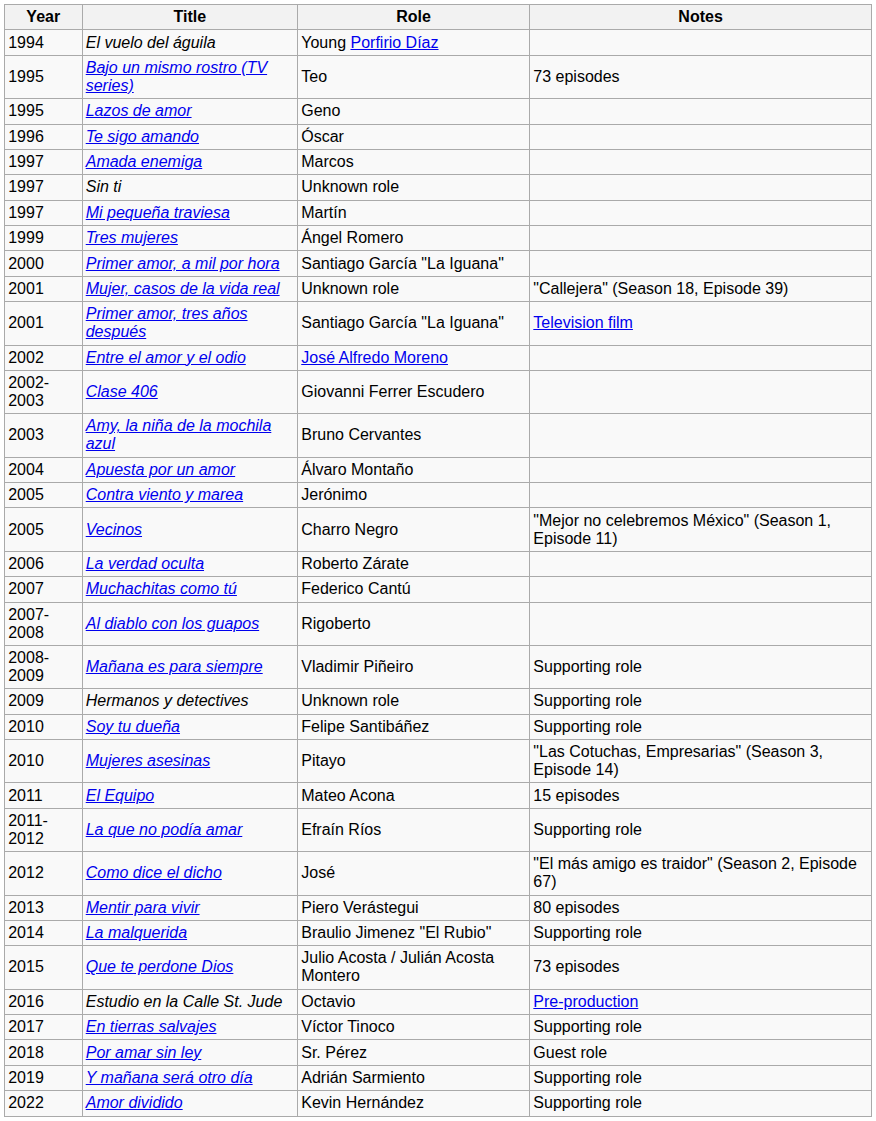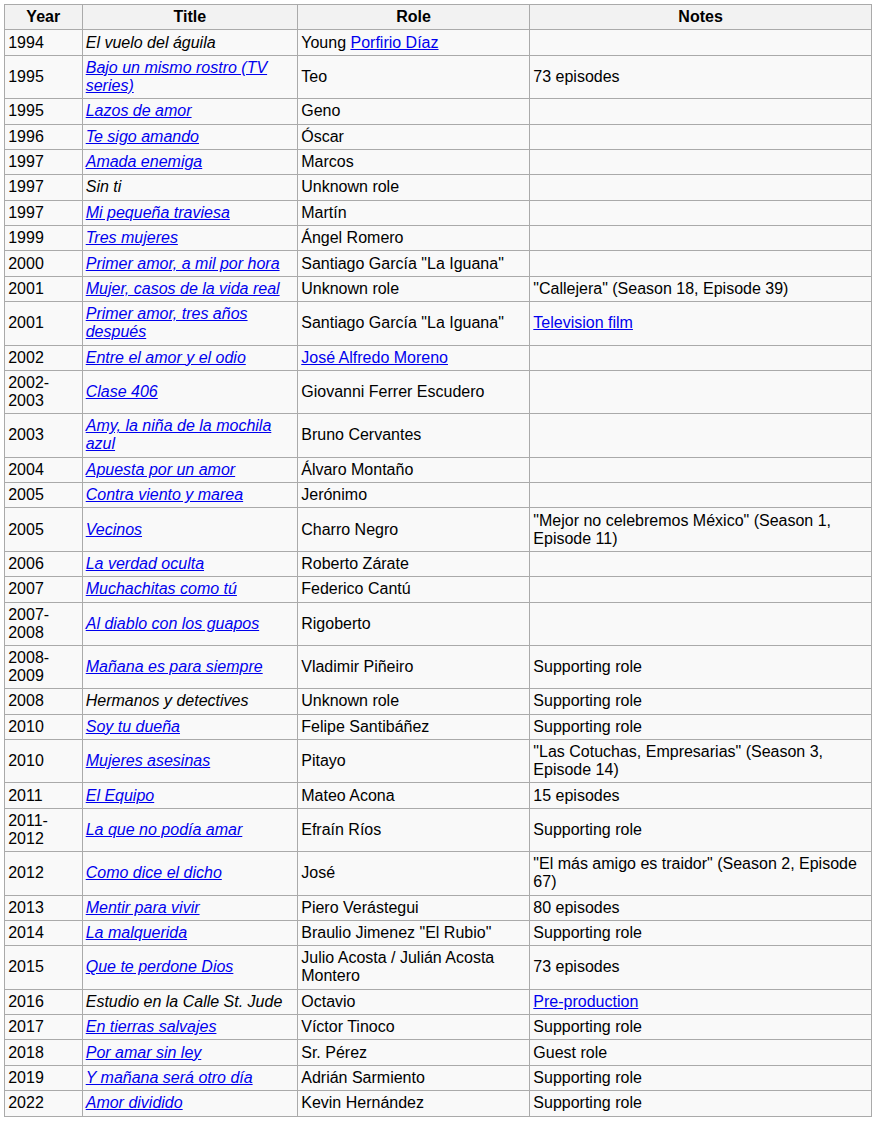(26, 701) 2009 -> (26, 701) 2008
